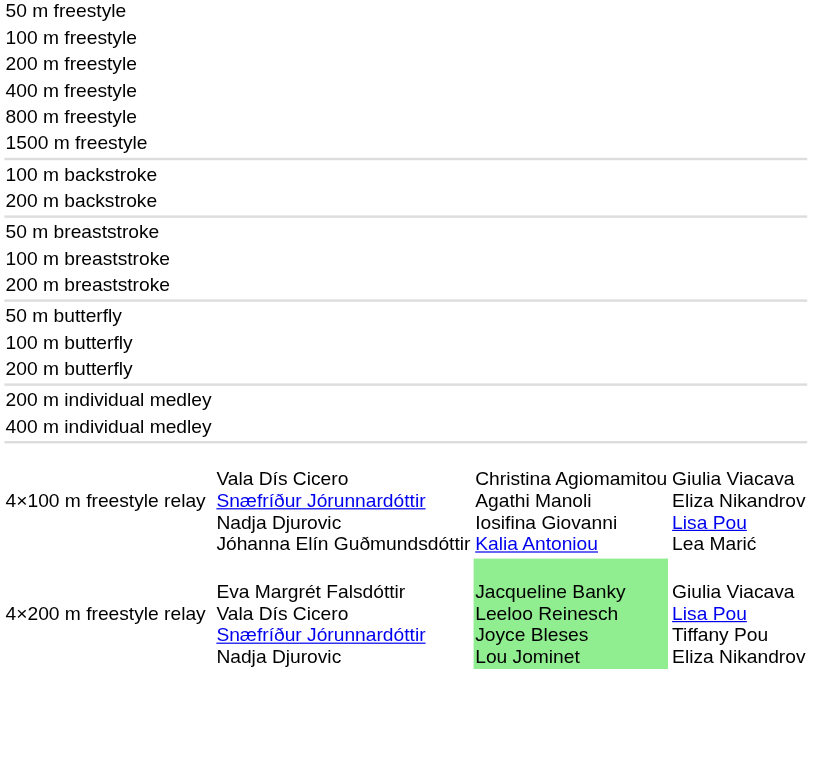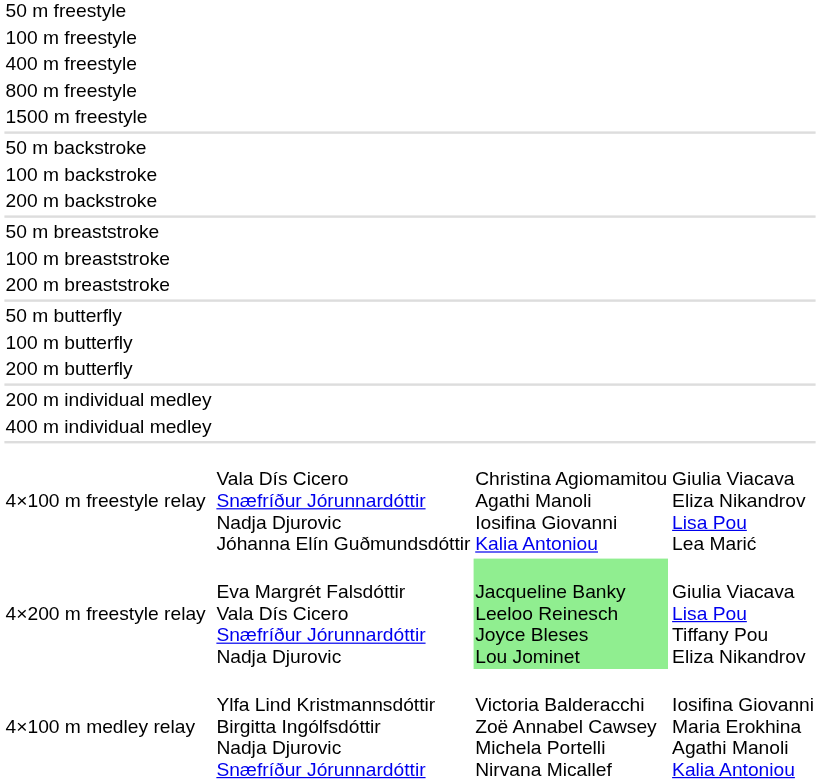- row: (71, 64)
+ row: (76, 148)
+ row: (100, 726)
